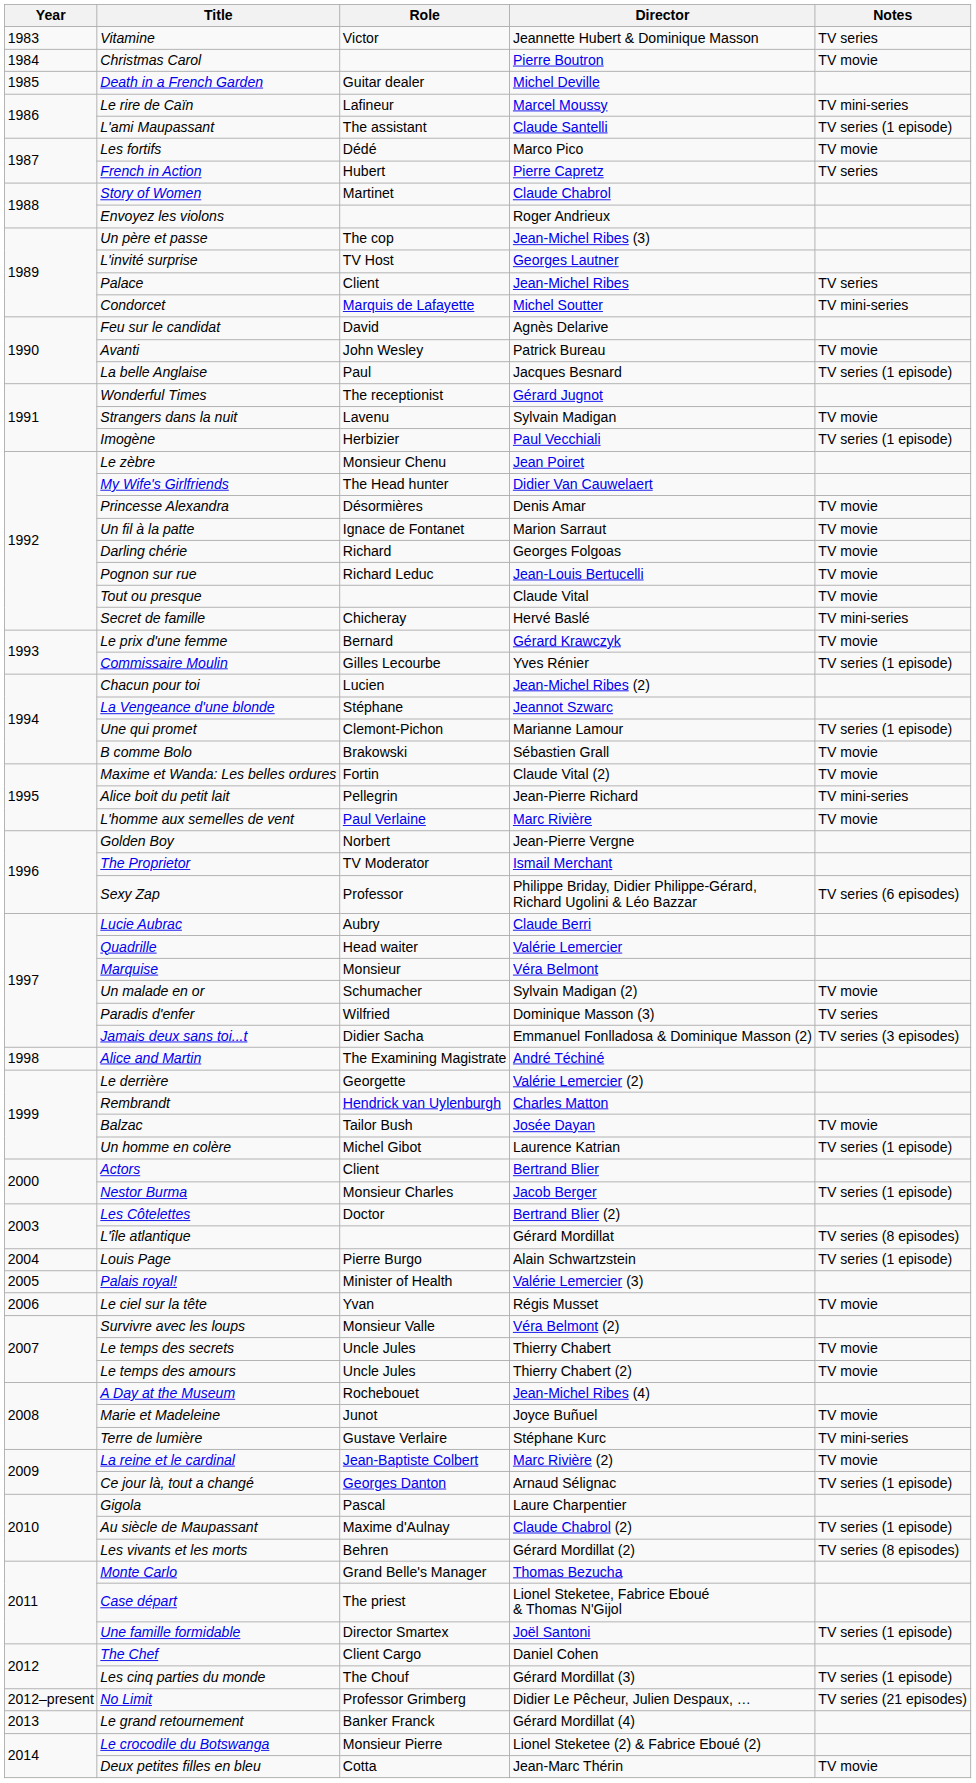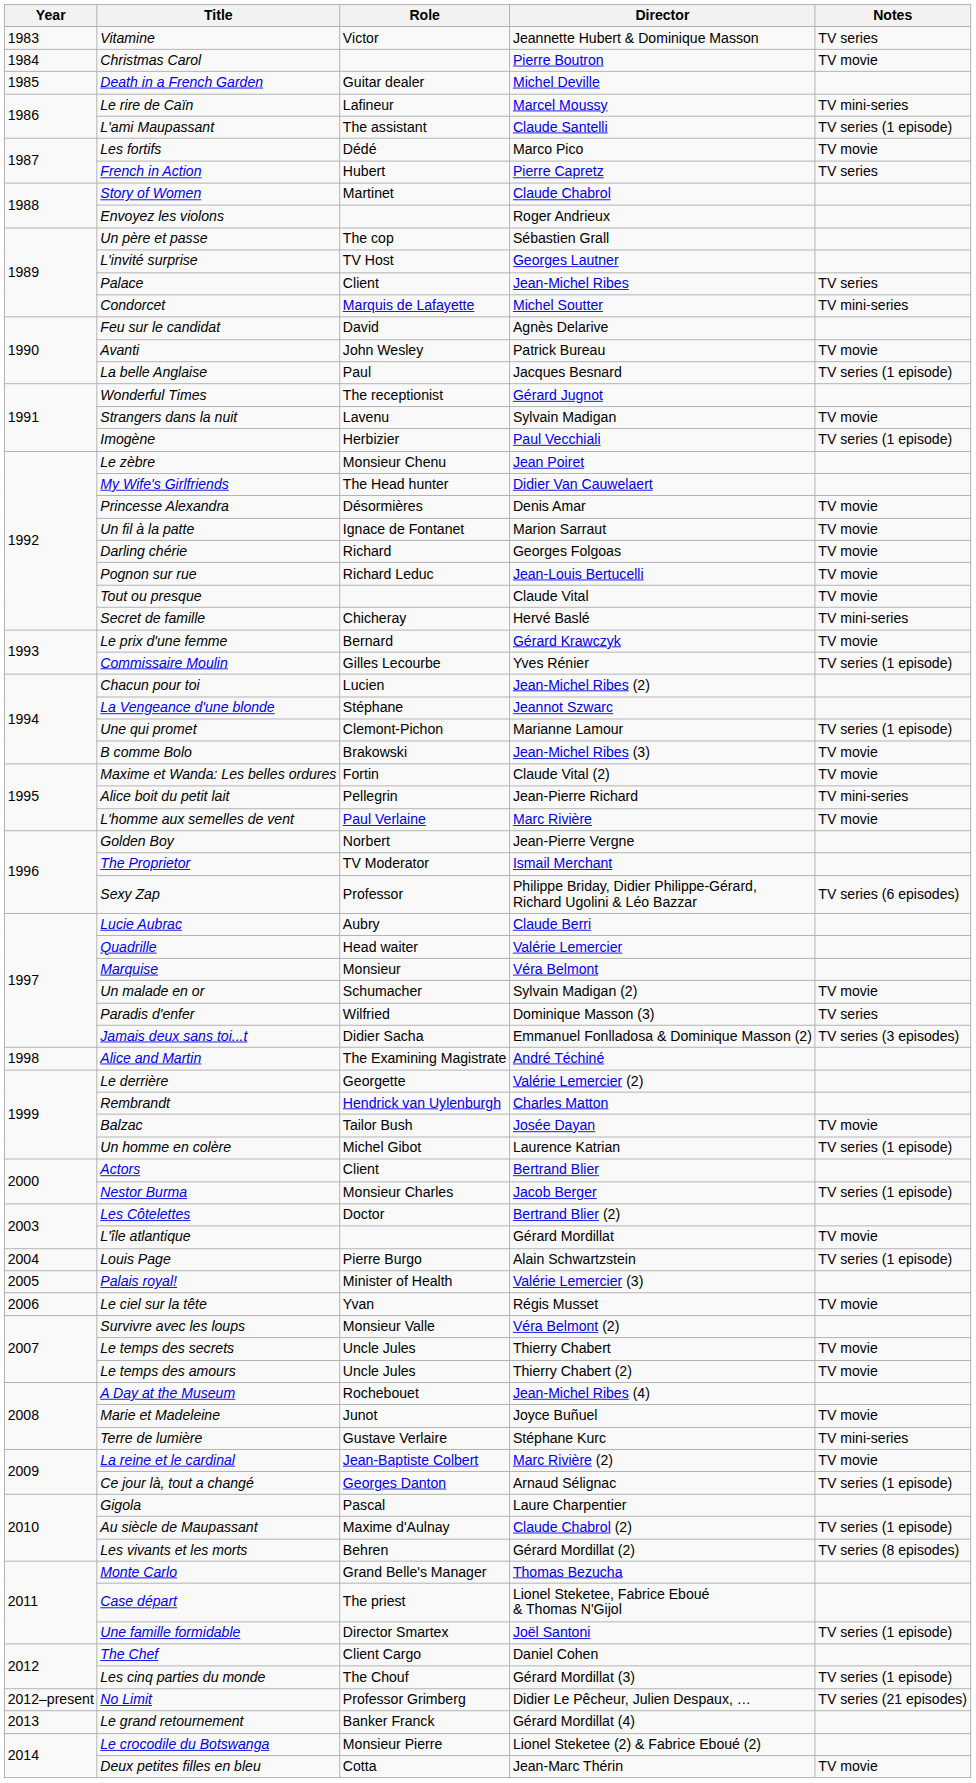(581, 238) Jean-Michel Ribes (3) -> (561, 238) Sébastien Grall
(561, 752) Sébastien Grall -> (581, 752) Jean-Michel Ribes (3)
(889, 1237) TV series (8 episodes) -> (848, 1237) TV movie
